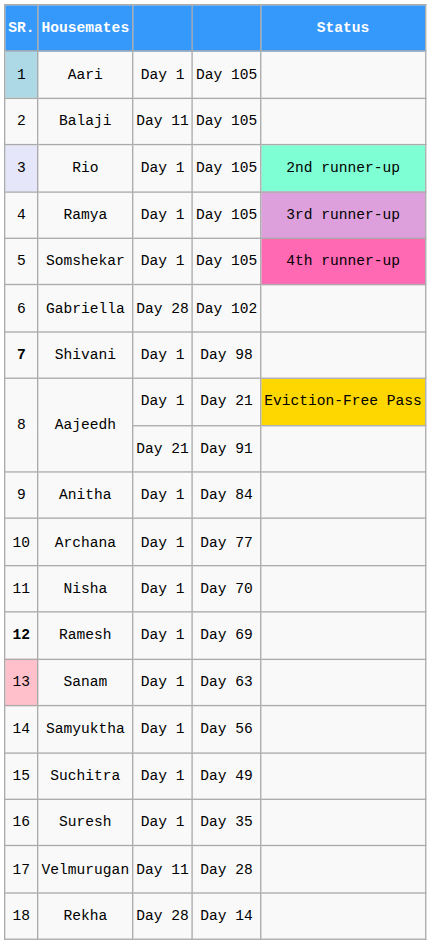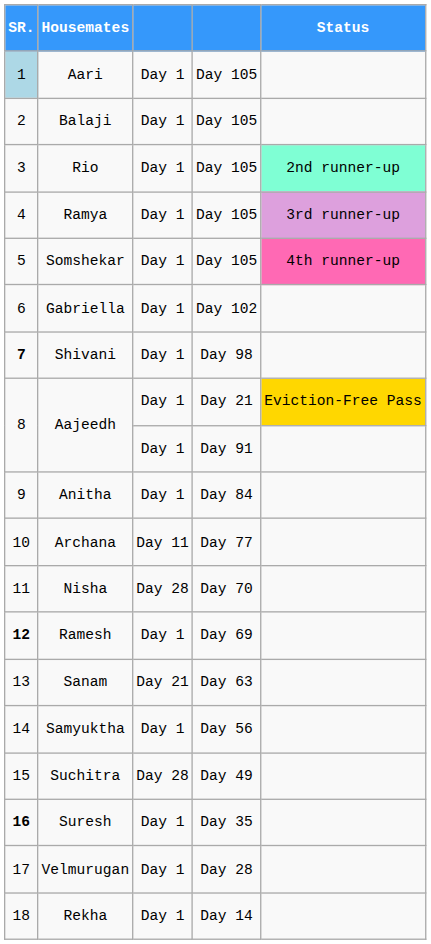(163, 122) Day 11 -> (163, 122) Day 1
(21, 168) lavender background -> (21, 168) no background
(163, 308) Day 28 -> (163, 308) Day 1
(163, 449) Day 21 -> (163, 449) Day 1
(163, 542) Day 1 -> (163, 542) Day 11
(163, 589) Day 1 -> (163, 589) Day 28
(21, 682) pink background -> (21, 682) no background
(163, 682) Day 1 -> (163, 682) Day 21
(163, 776) Day 1 -> (163, 776) Day 28
(21, 823) normal -> (21, 823) bold
(163, 869) Day 11 -> (163, 869) Day 1
(163, 916) Day 28 -> (163, 916) Day 1
